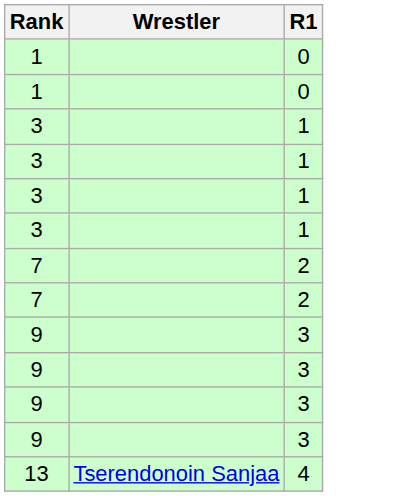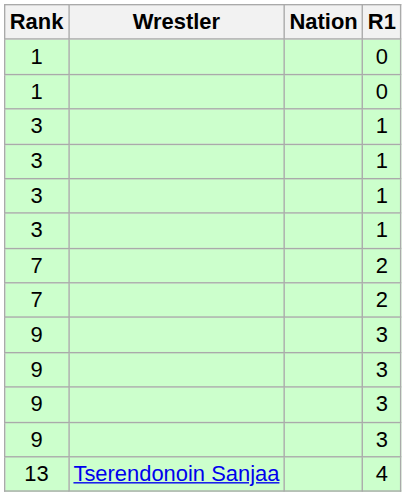+ column: (324, 21)
